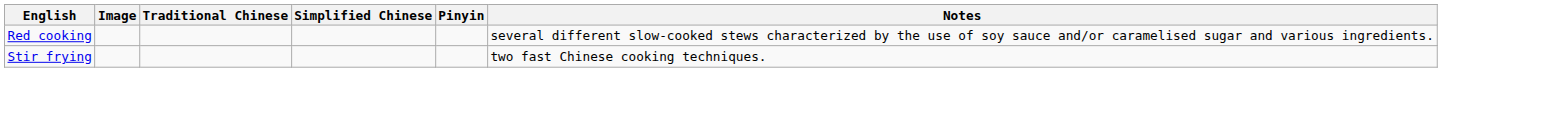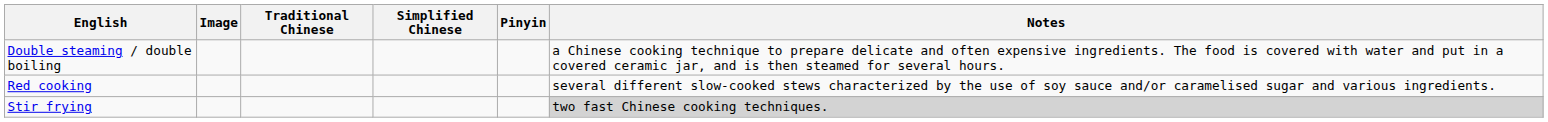+ row: (100, 58)
(628, 56) no background -> (690, 107) lightgrey background
